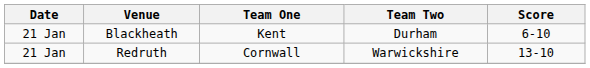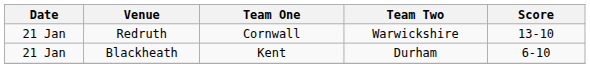rows swapped: (142, 53) <-> (142, 34)
